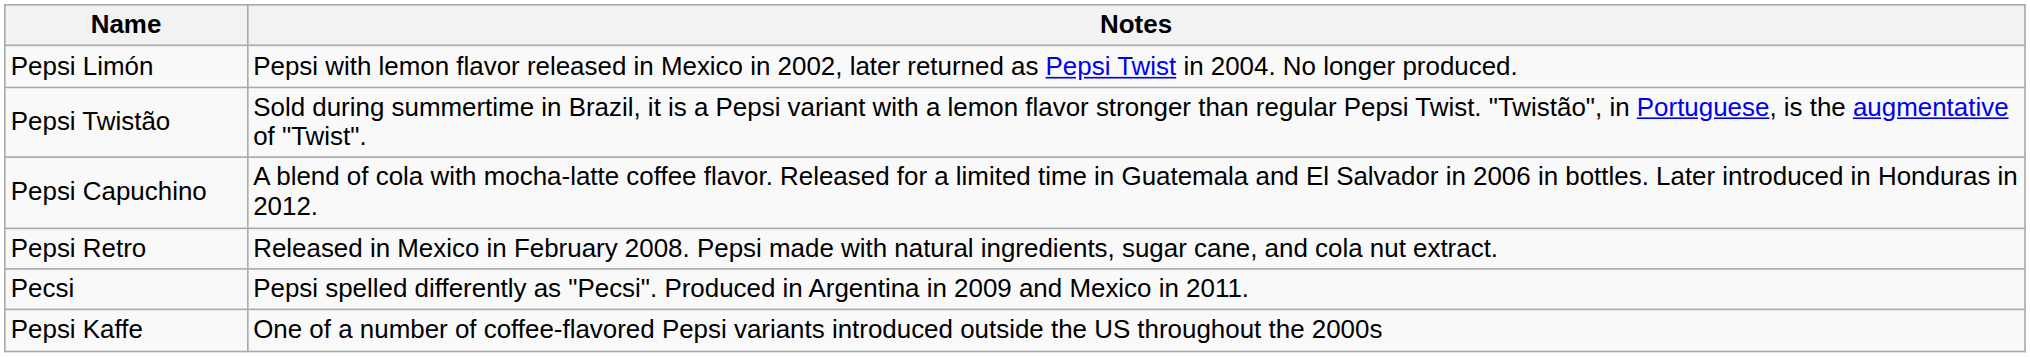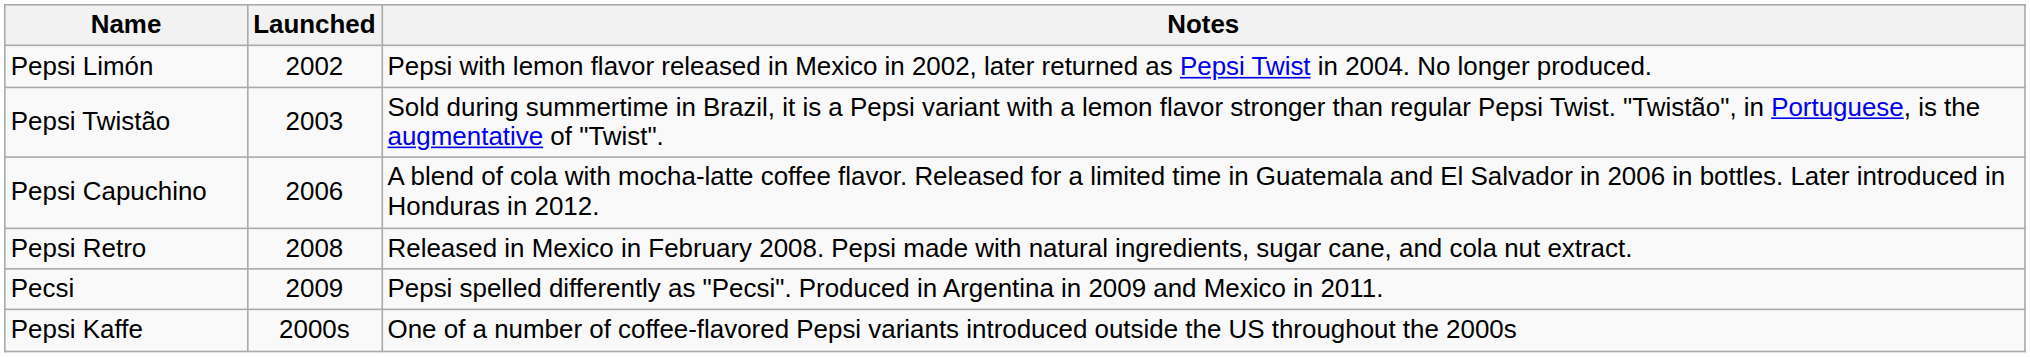+ column: (314, 25)
